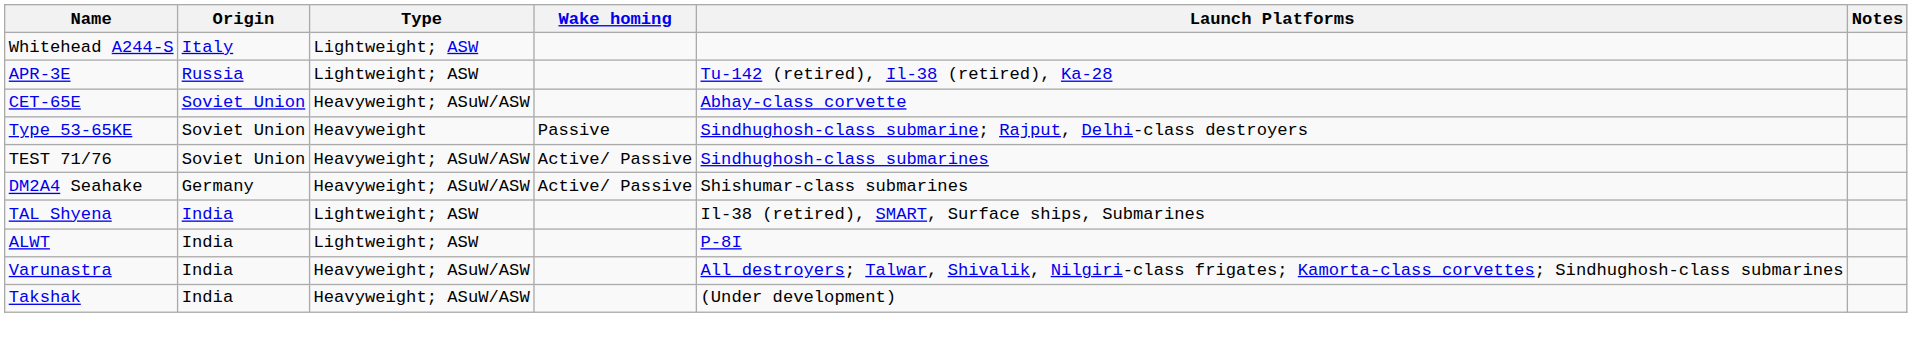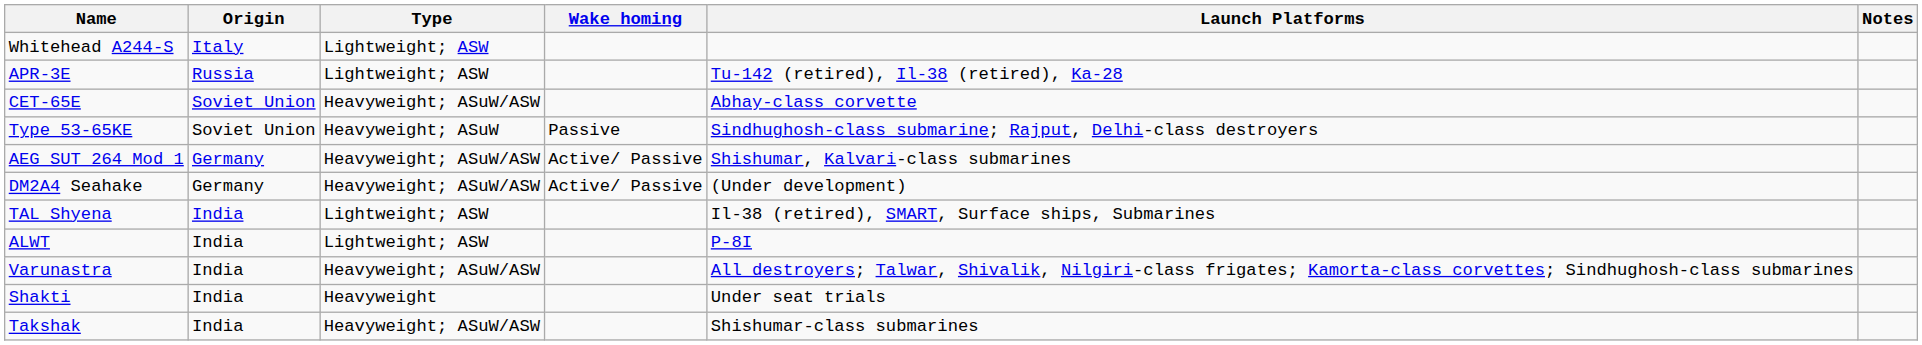(370, 131) Heavyweight -> (411, 131) Heavyweight; ASuW
- row: (60, 158)
+ row: (96, 158)
(834, 186) Shishumar-class submarines -> (809, 186) (Under development)
+ row: (40, 298)
(798, 298) (Under development) -> (845, 326) Shishumar-class submarines
